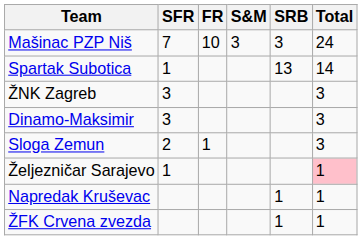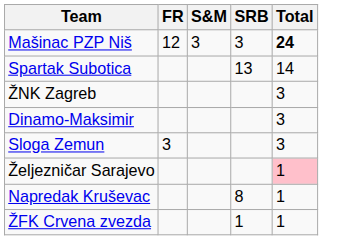- column: (178, 17)
(211, 42) 10 -> (171, 42) 12
(325, 42) normal -> (285, 42) bold
(206, 145) 1 -> (167, 145) 3
(279, 196) 1 -> (239, 196) 8
